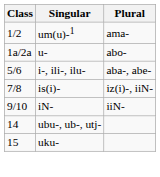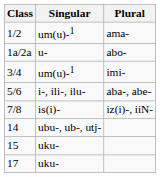+ row: (14, 72)
- row: (17, 106)
+ row: (13, 163)
